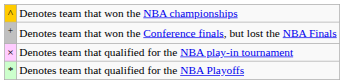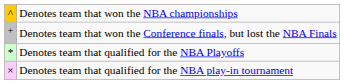rows swapped: (132, 70) <-> (156, 52)
